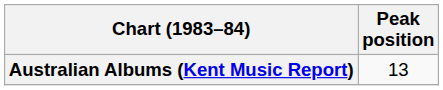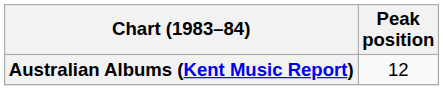(398, 69) 13 -> (398, 69) 12
